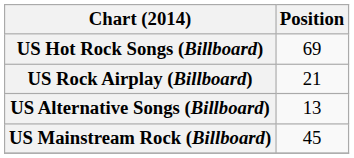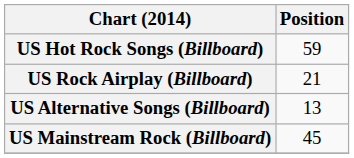(312, 49) 69 -> (312, 49) 59
